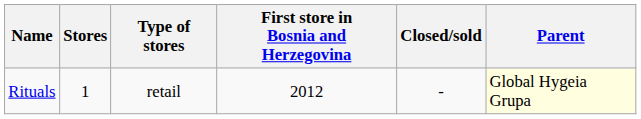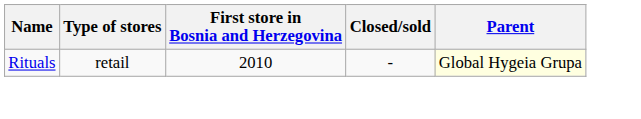- column: (85, 36)
(307, 90) 2012 -> (256, 62) 2010
